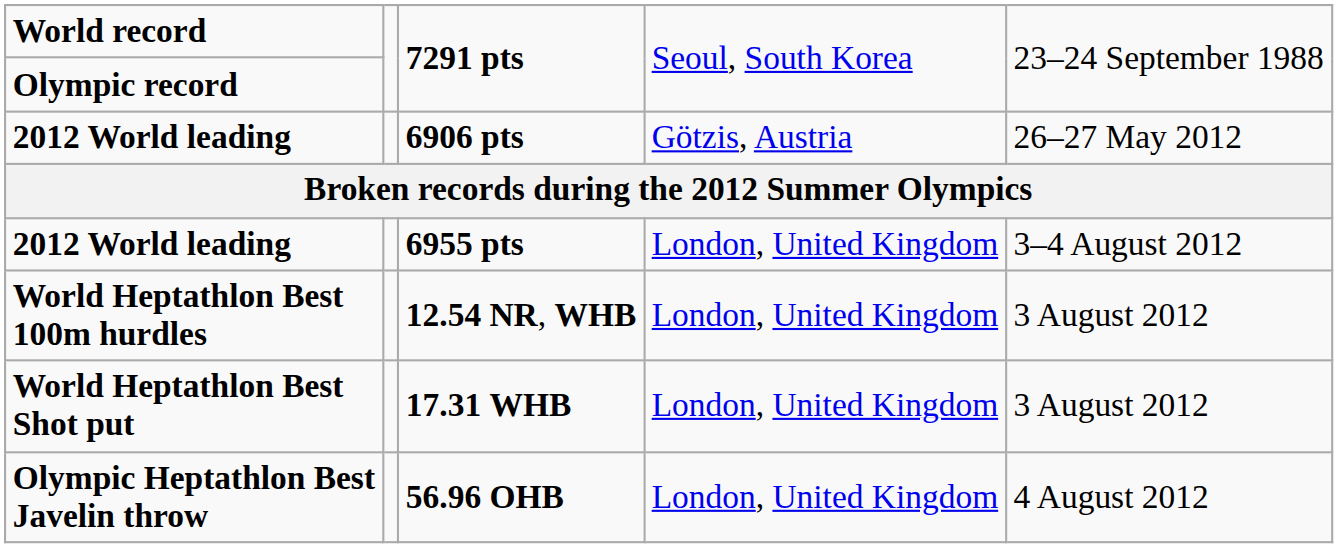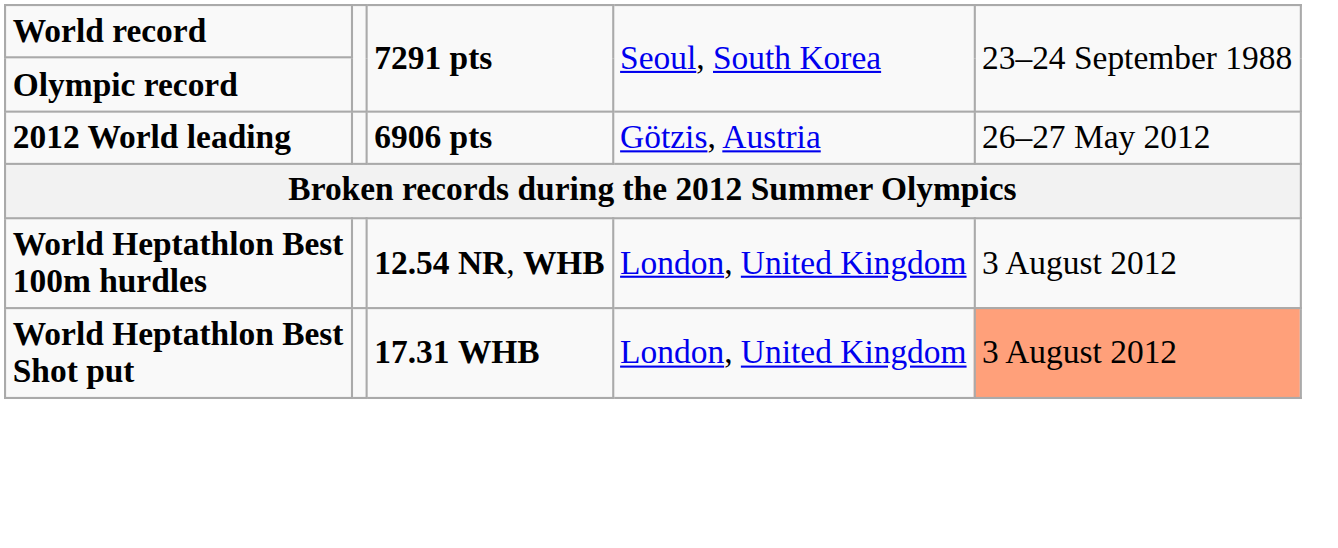- row: (152, 243)
(1111, 405) no background -> (1080, 352) lightsalmon background
- row: (194, 496)
